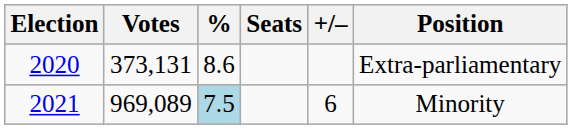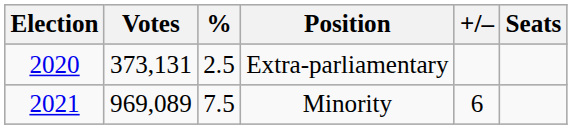columns swapped: (274, 24) <-> (460, 24)
(219, 64) 8.6 -> (219, 64) 2.5
(219, 104) lightblue background -> (219, 104) no background
